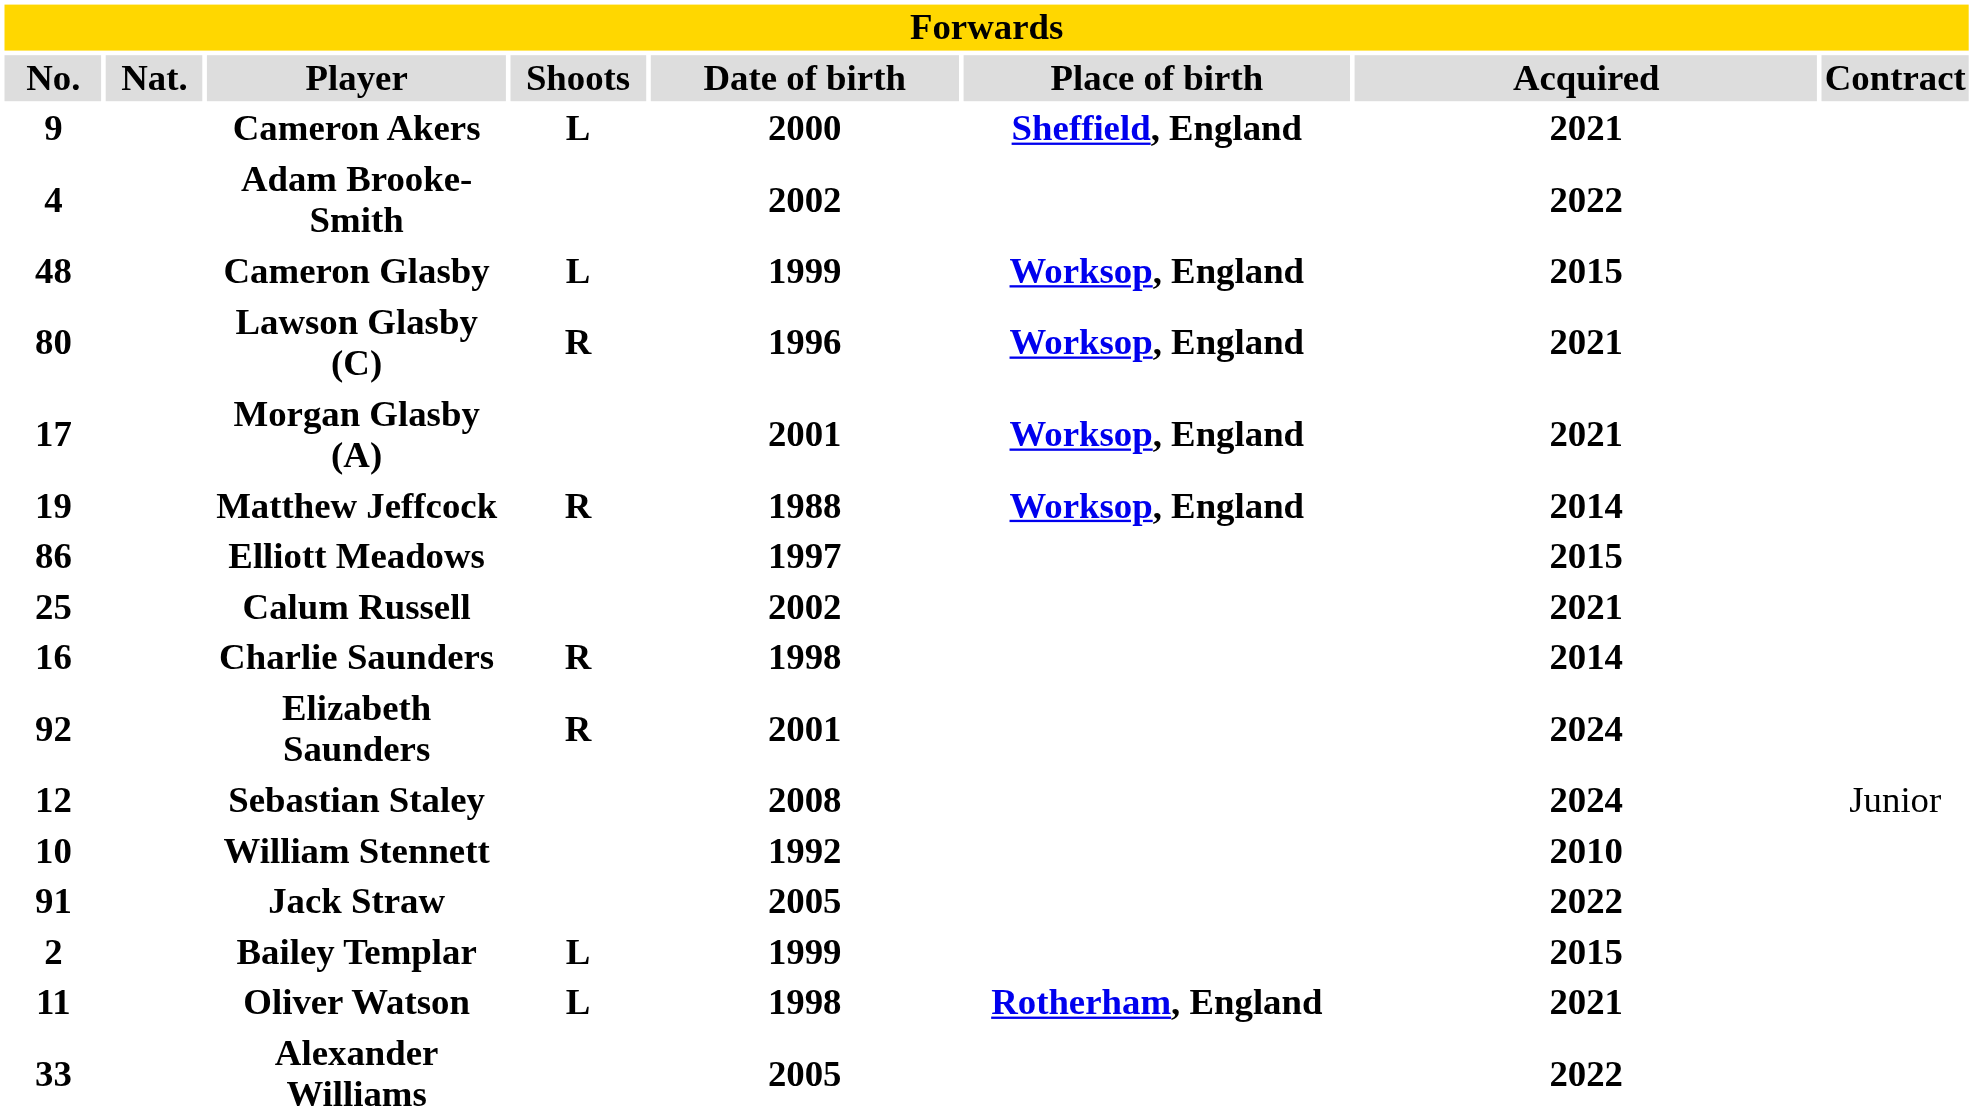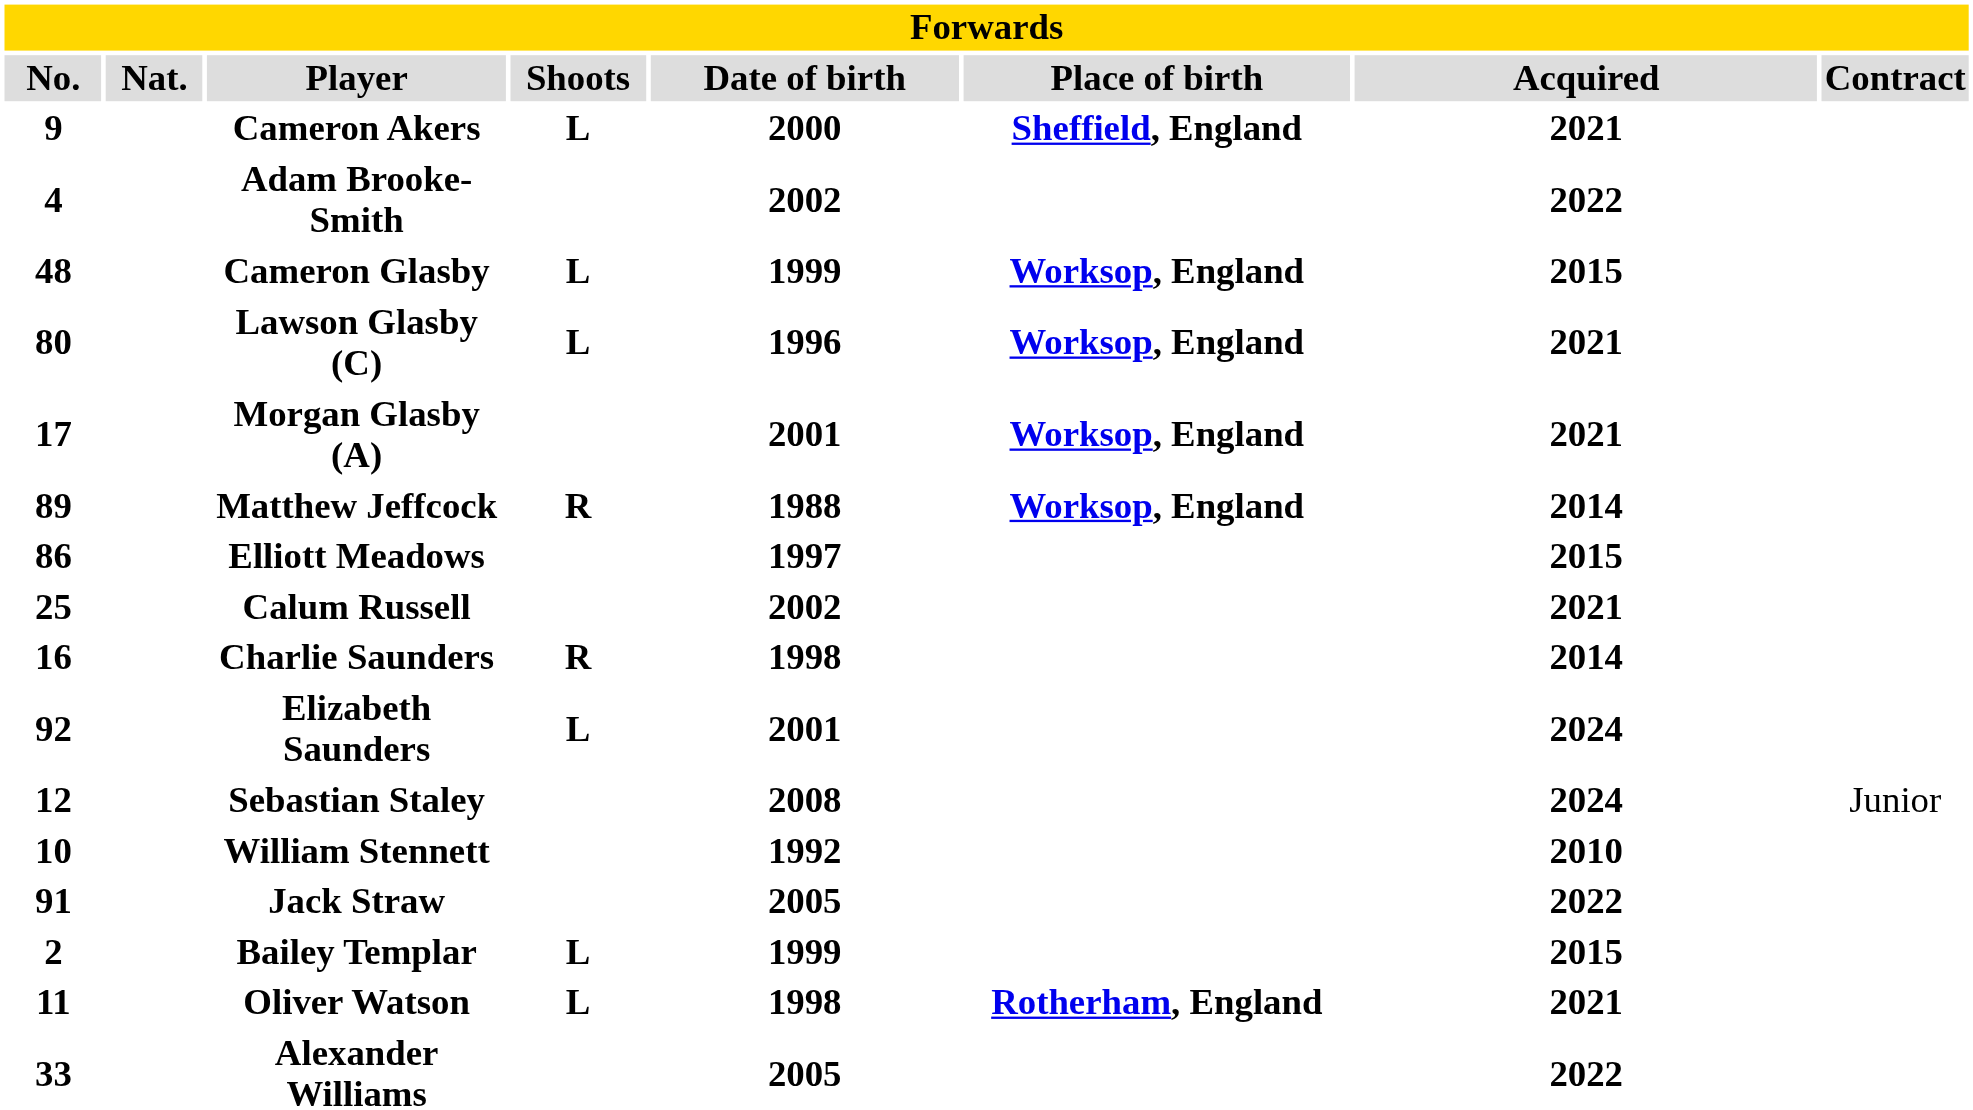(578, 342) R -> (578, 342) L
(53, 505) 19 -> (53, 505) 89
(578, 728) R -> (578, 728) L
